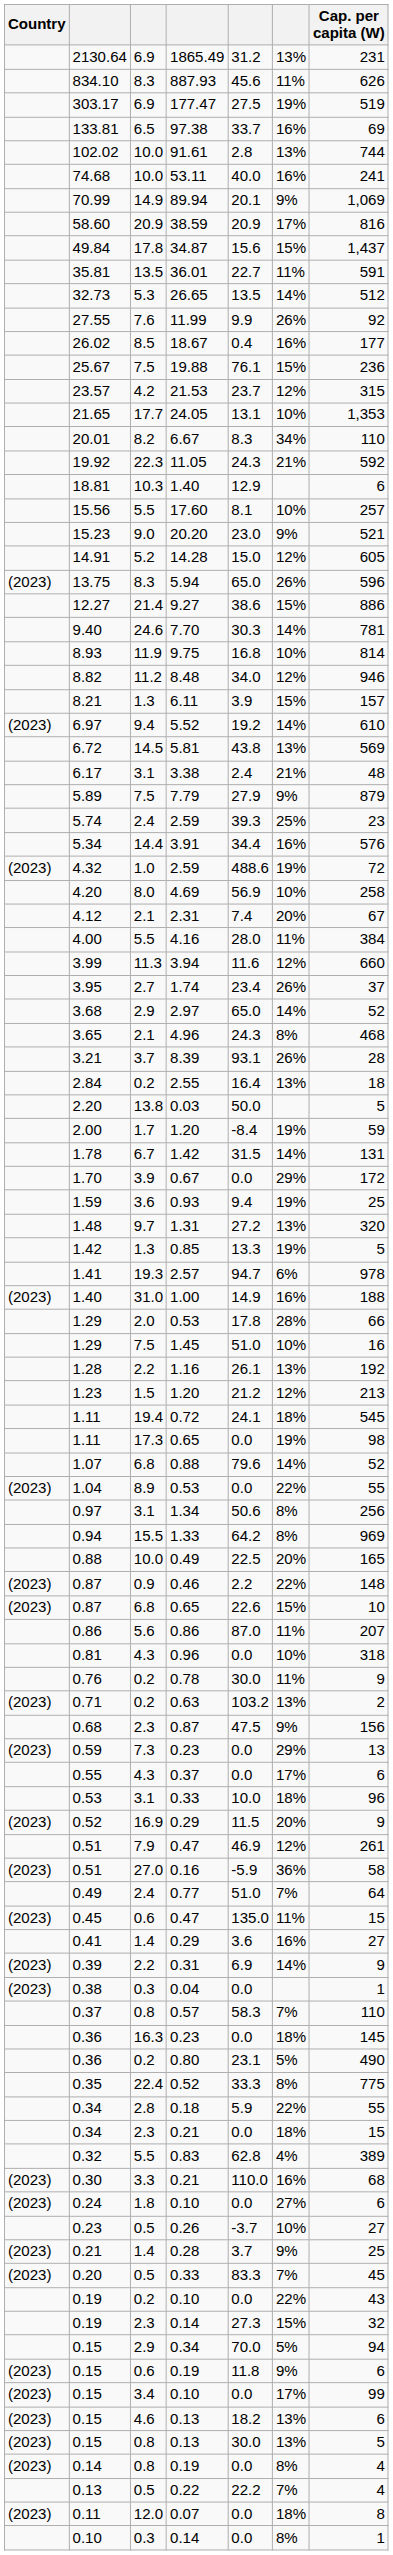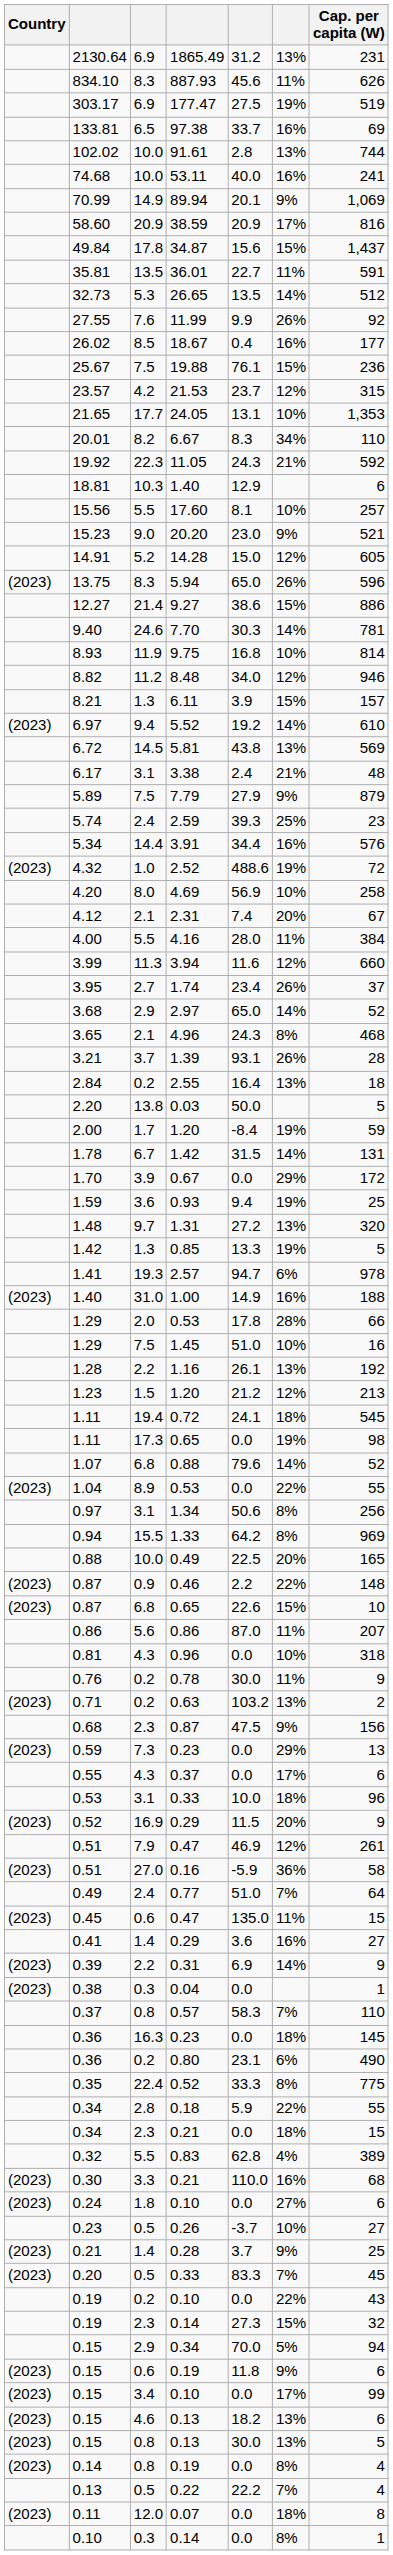(185, 868) 2.59 -> (185, 868) 2.52
(185, 1059) 8.39 -> (185, 1059) 1.39
(287, 2060) 5% -> (287, 2060) 6%
